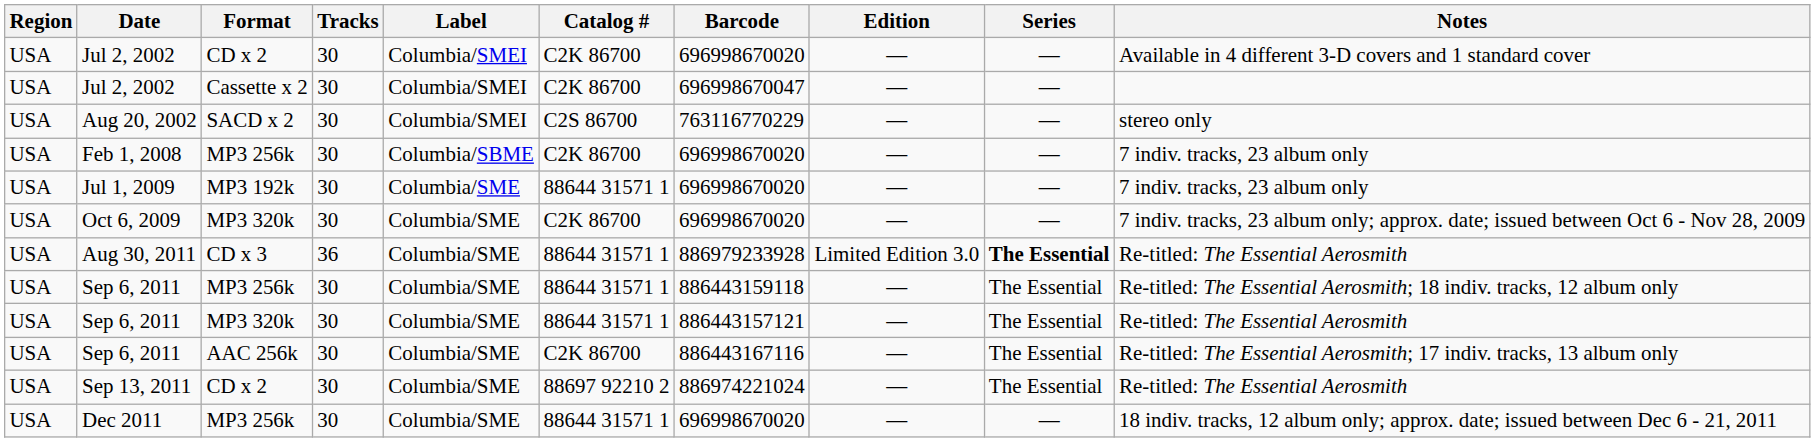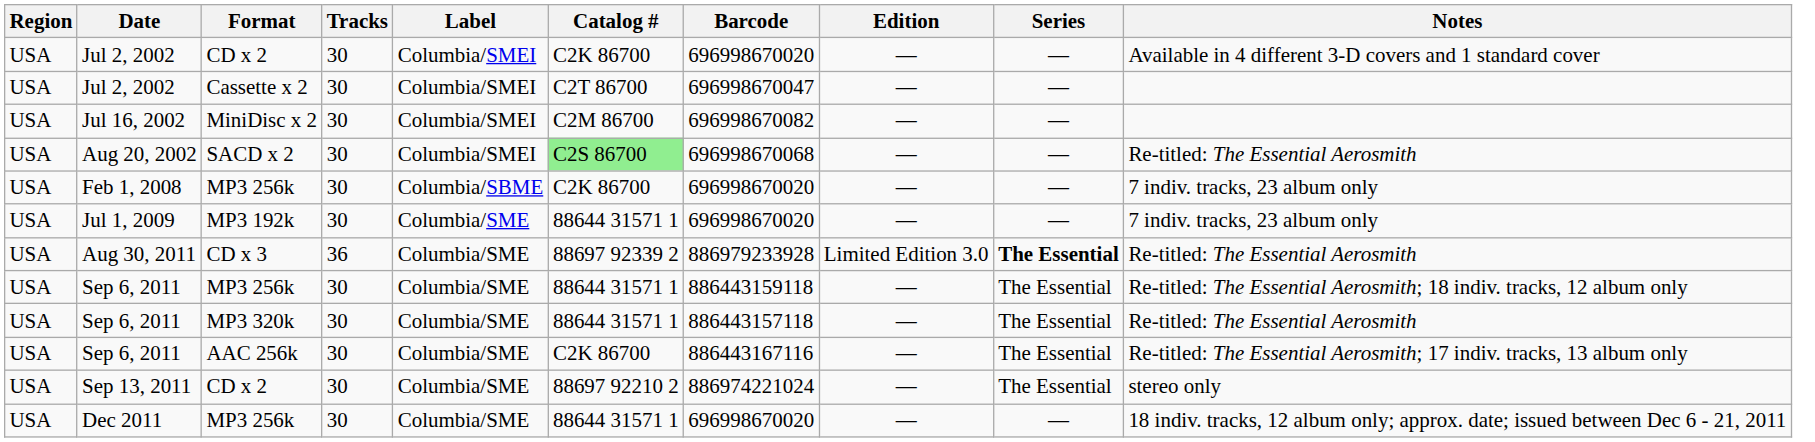(592, 87) C2K 86700 -> (600, 87) C2T 86700
+ row: (134, 120)
(590, 120) no background -> (600, 154) lightgreen background
(742, 120) 763116770229 -> (751, 154) 696998670068
(1165, 120) stereo only -> (1272, 154) Re-titled: The Essential Aerosmith
- row: (131, 220)
(606, 253) 88644 31571 1 -> (616, 253) 88697 92339 2
(742, 320) 886443157121 -> (751, 320) 886443157118
(1263, 386) Re-titled: The Essential Aerosmith -> (1175, 386) stereo only
